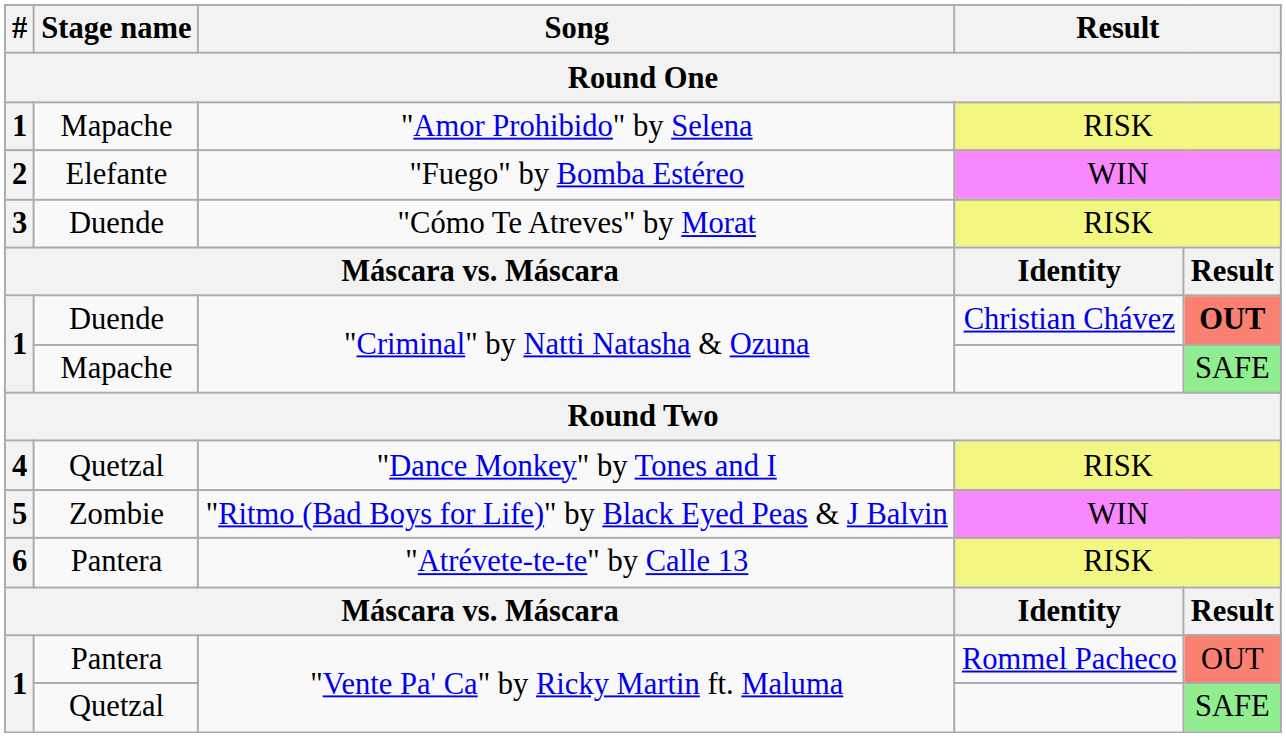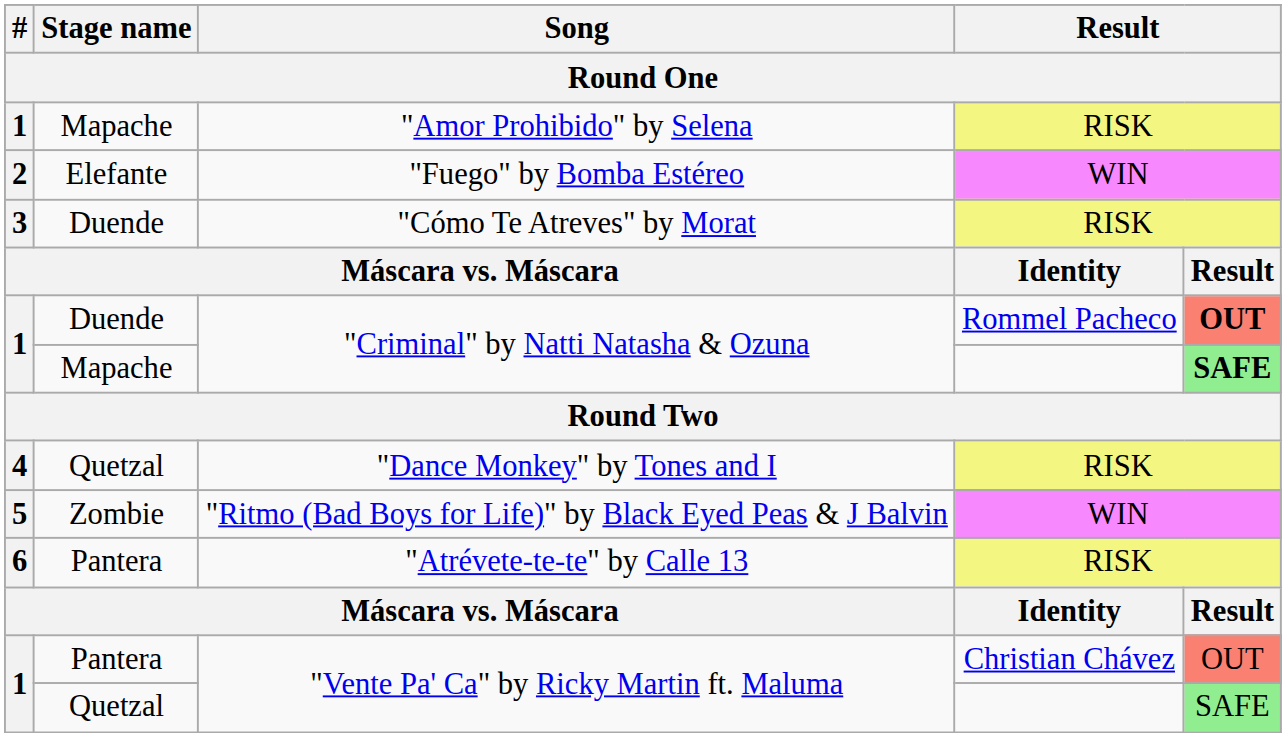(1069, 319) Christian Chávez -> (1069, 319) Rommel Pacheco
(1232, 367) normal -> (1232, 367) bold
(1069, 658) Rommel Pacheco -> (1069, 658) Christian Chávez
